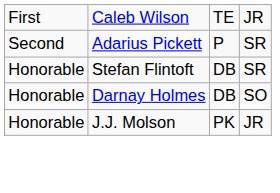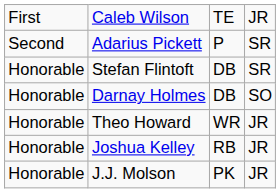+ row: (141, 122)
+ row: (143, 148)
